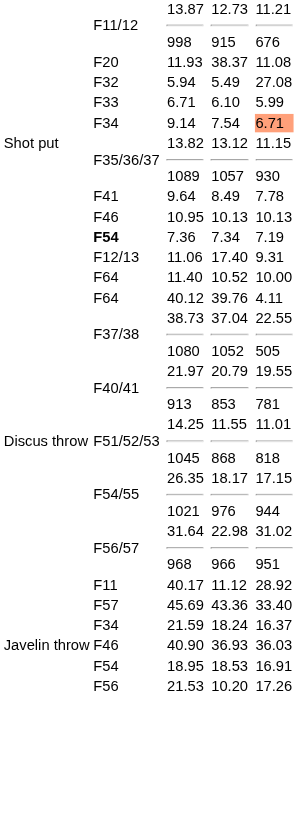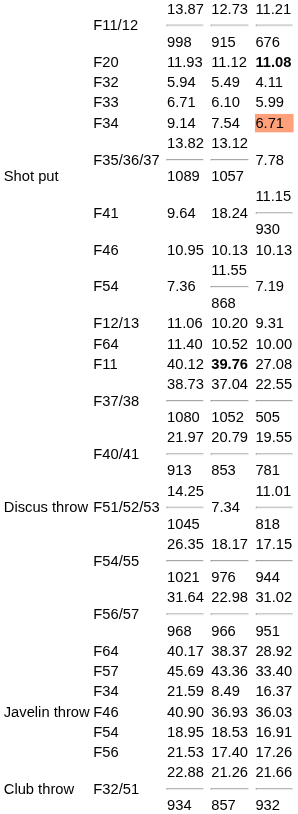(230, 62) 38.37 -> (229, 62) 11.12
(273, 62) normal -> (273, 62) bold
(274, 82) 27.08 -> (269, 82) 4.11
(274, 159) 11.15 930 -> (270, 159) 7.78
(226, 196) 8.49 -> (230, 213) 18.24
(270, 196) 7.78 -> (274, 213) 11.15 930
(106, 237) bold -> (106, 286) normal
(226, 237) 7.34 -> (230, 286) 11.55 868
(230, 257) 17.40 -> (230, 323) 10.20
(106, 297) F64 -> (105, 364) F11
(230, 297) normal -> (230, 364) bold
(269, 297) 4.11 -> (274, 364) 27.08
(230, 441) 11.55 868 -> (226, 507) 7.34
(105, 584) F11 -> (106, 651) F64
(229, 584) 11.12 -> (230, 651) 38.37
(230, 625) 18.24 -> (226, 691) 8.49
(230, 686) 10.20 -> (230, 752) 17.40
+ row: (185, 789)
